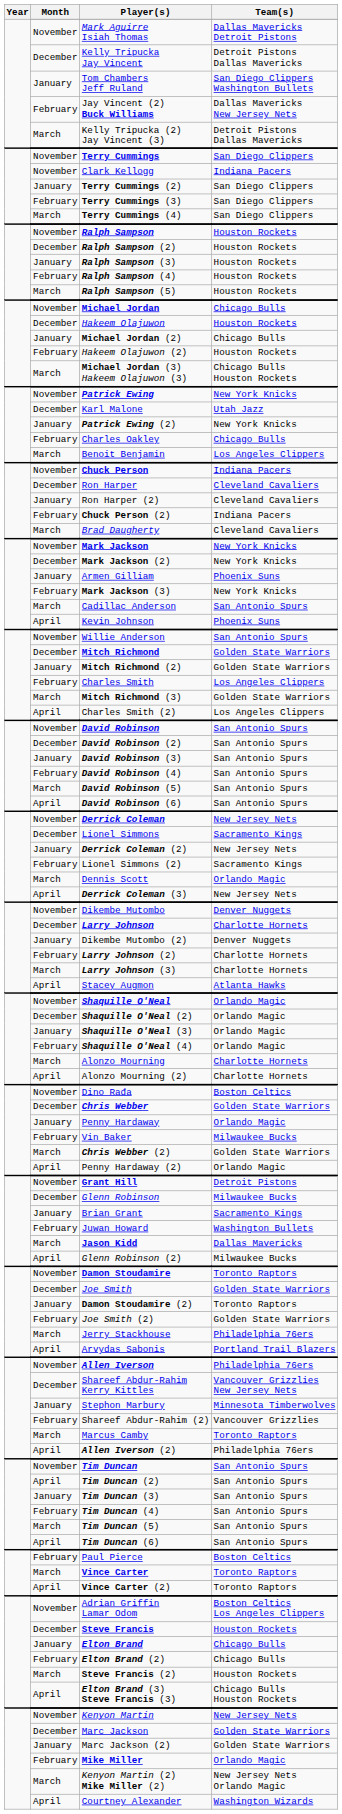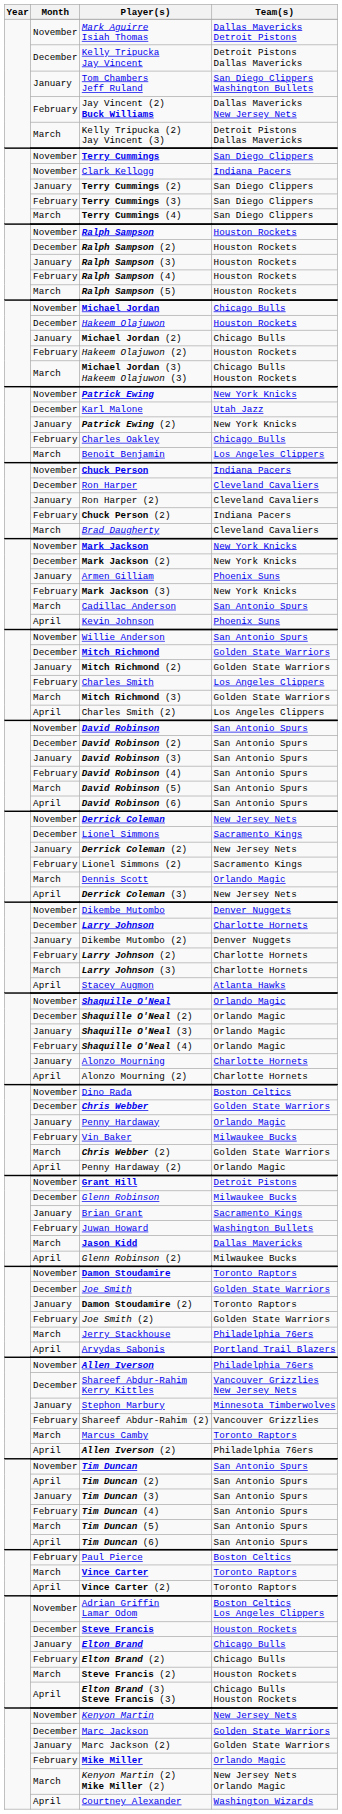(47, 1061) March -> (52, 1061) January
